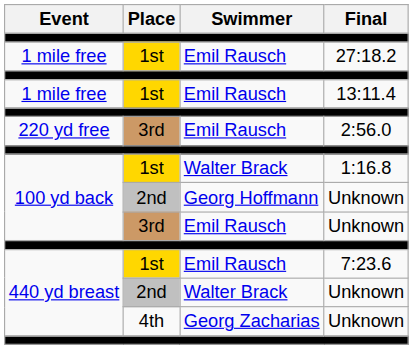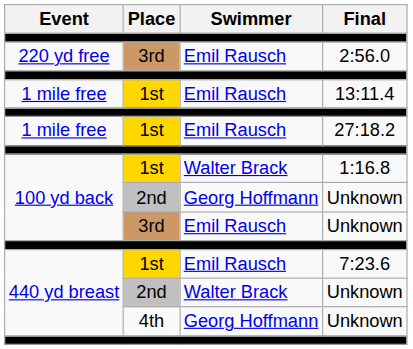rows swapped: (152, 130) <-> (152, 56)
(252, 321) Georg Zacharias -> (251, 321) Georg Hoffmann
